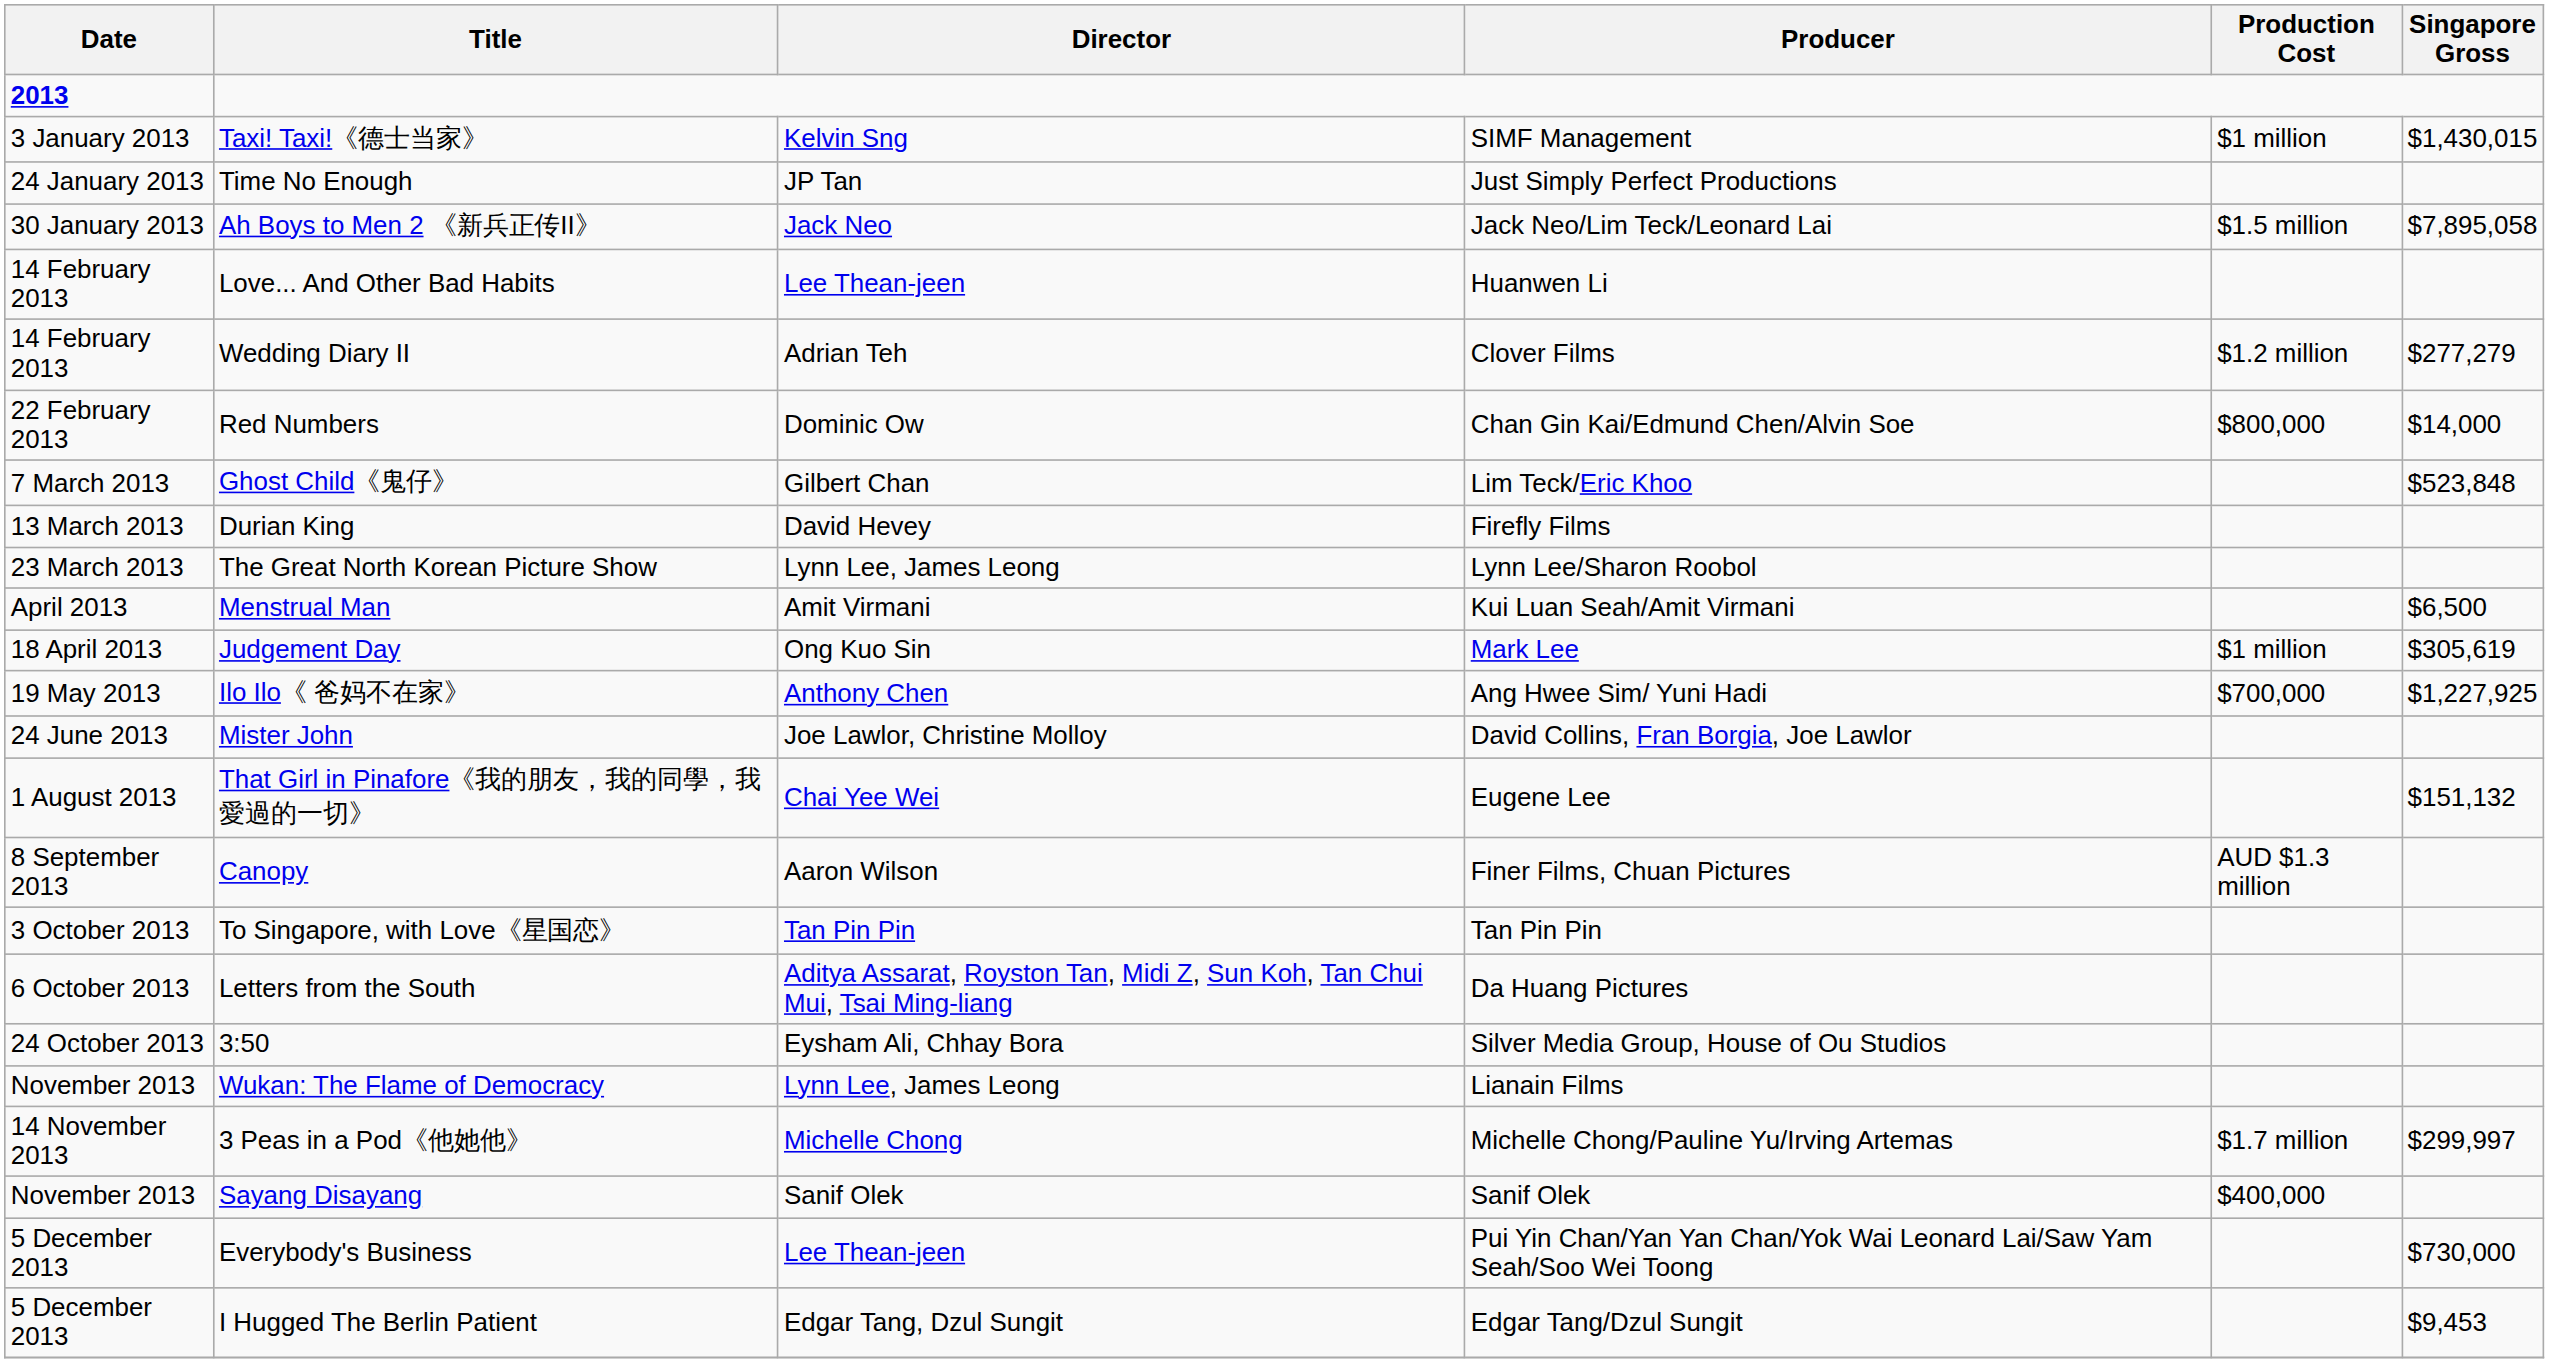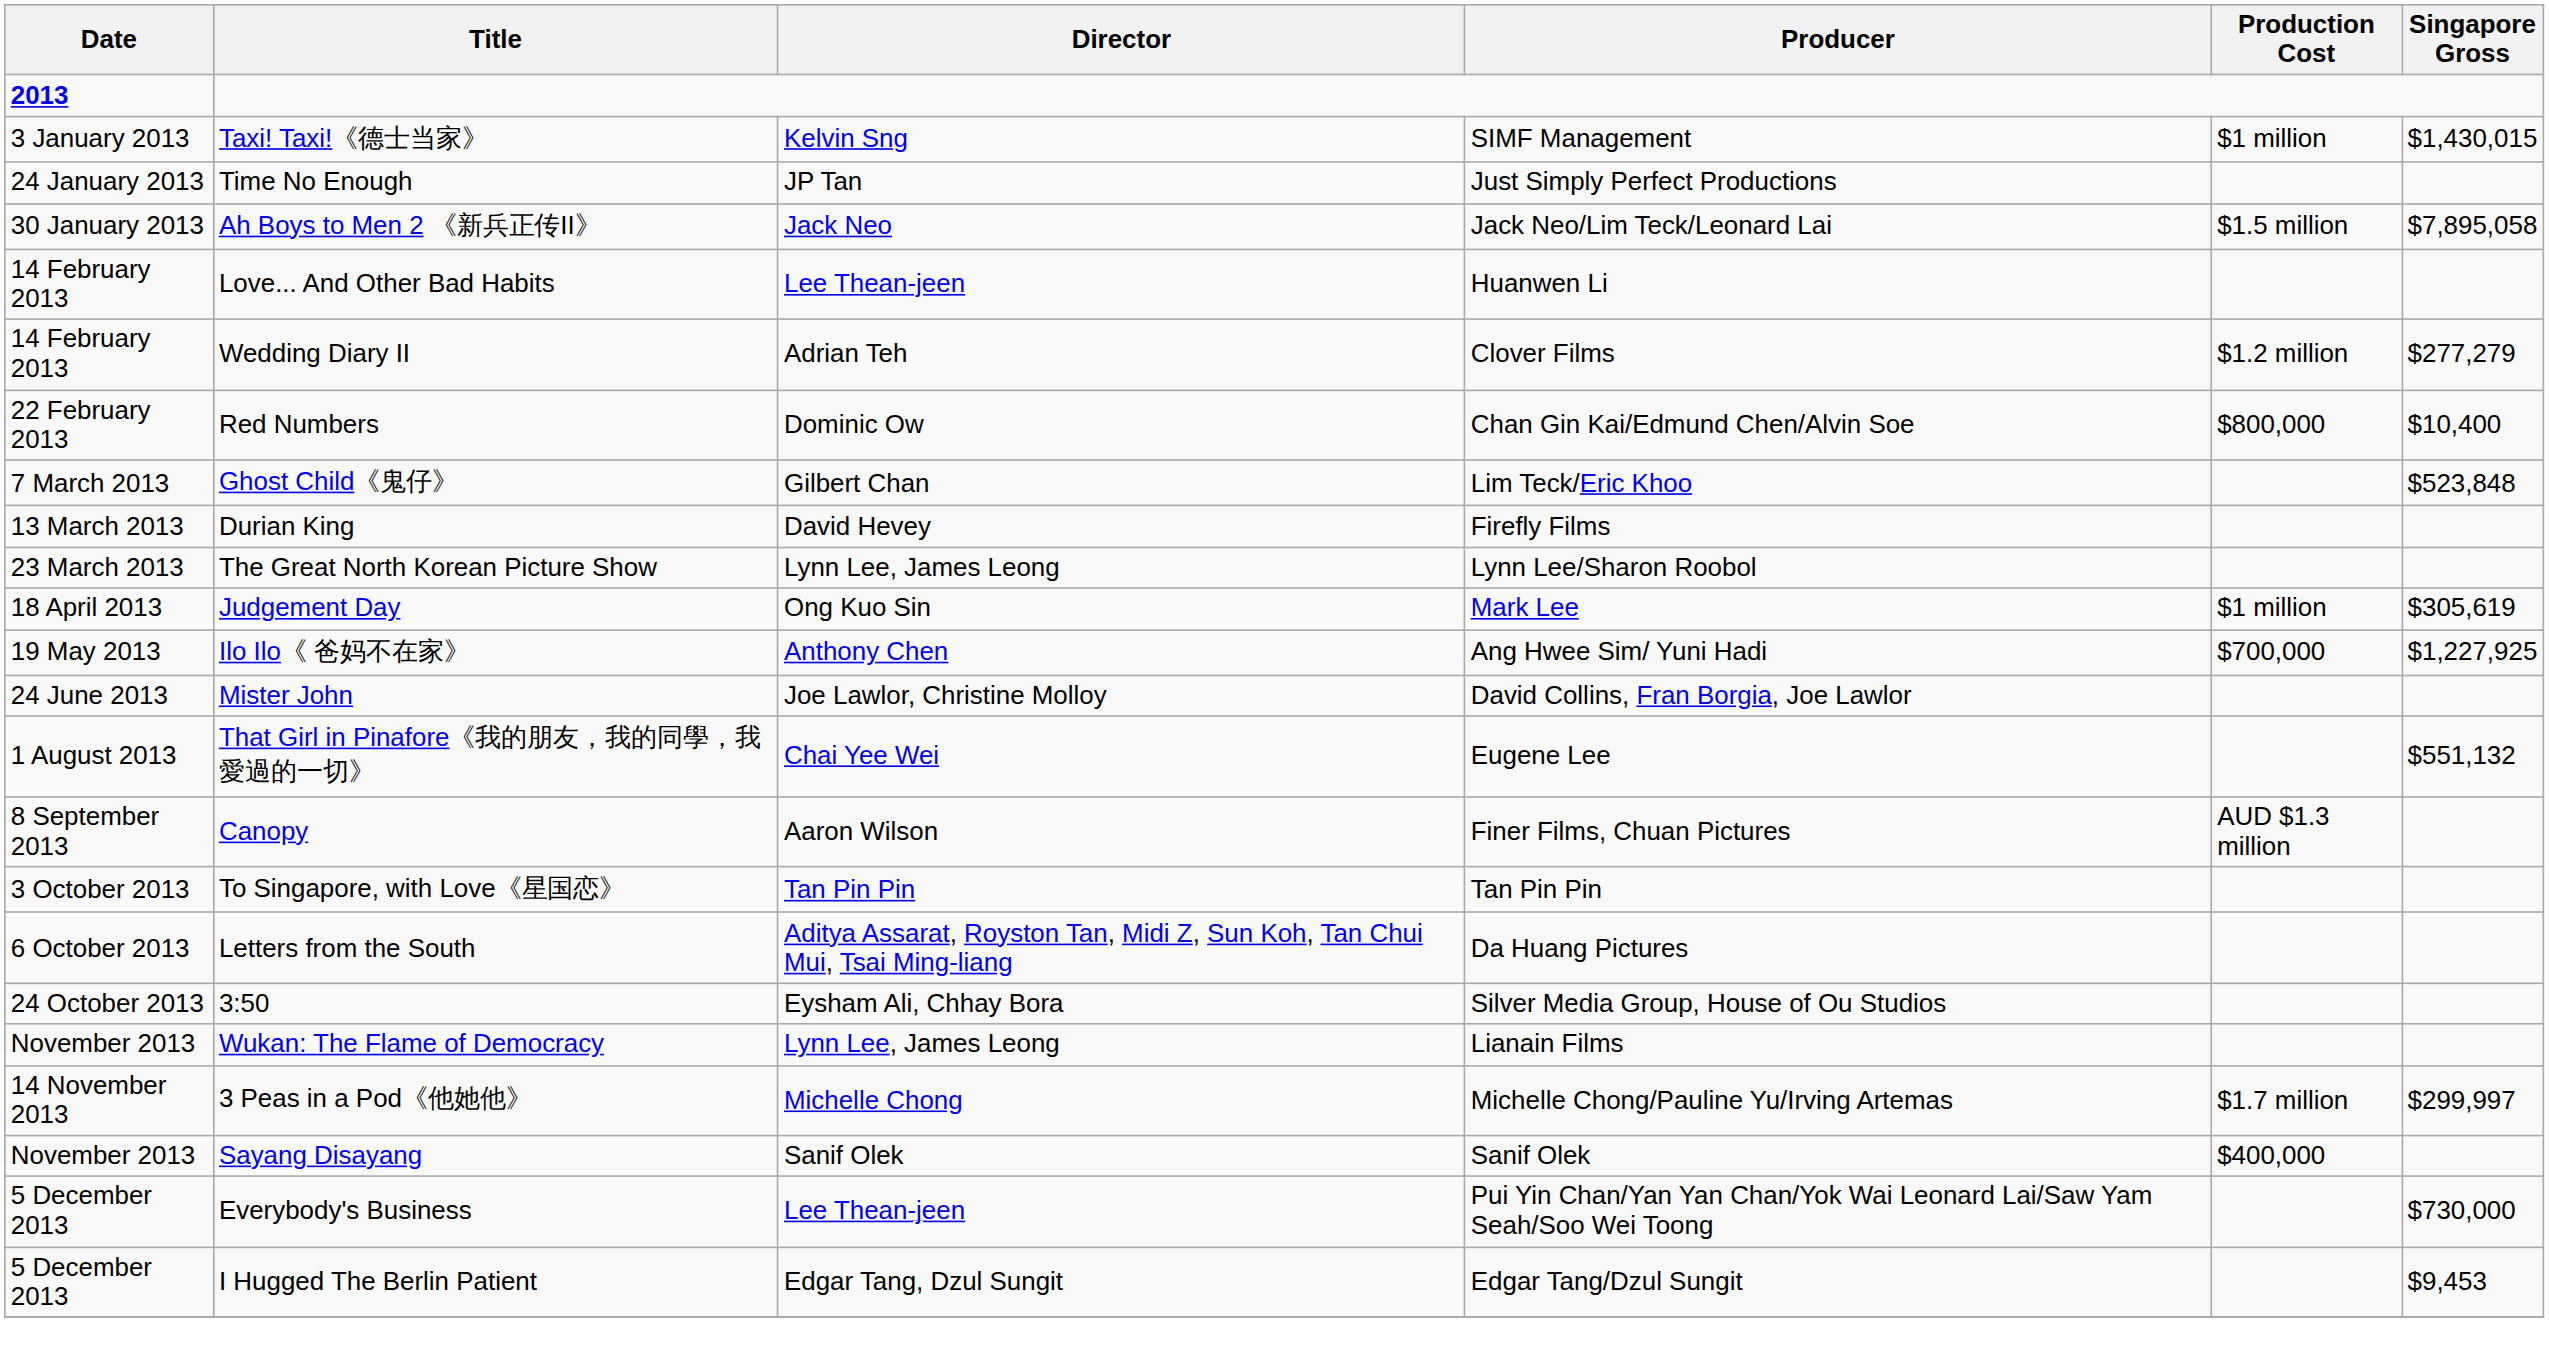(2454, 424) $14,000 -> (2454, 424) $10,400
- row: (305, 608)
(2462, 797) $151,132 -> (2462, 756) $551,132
